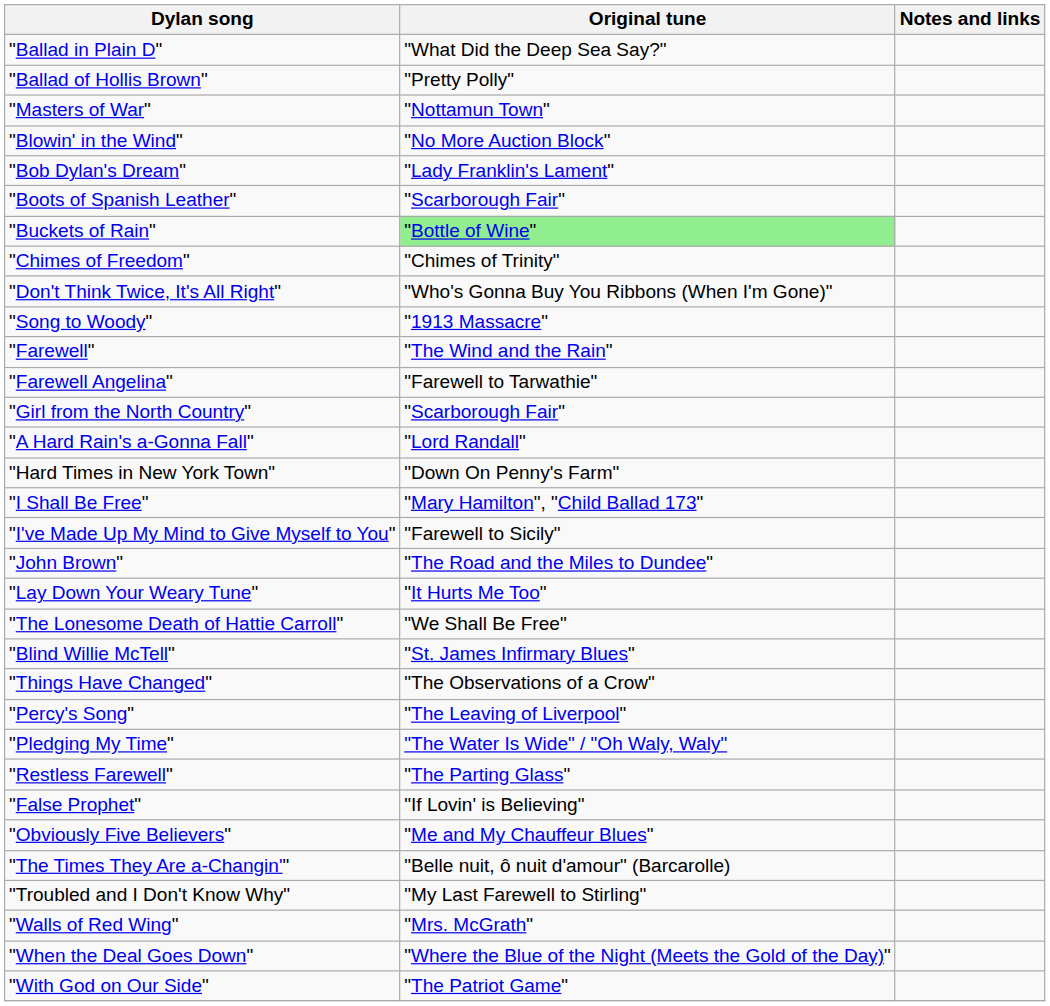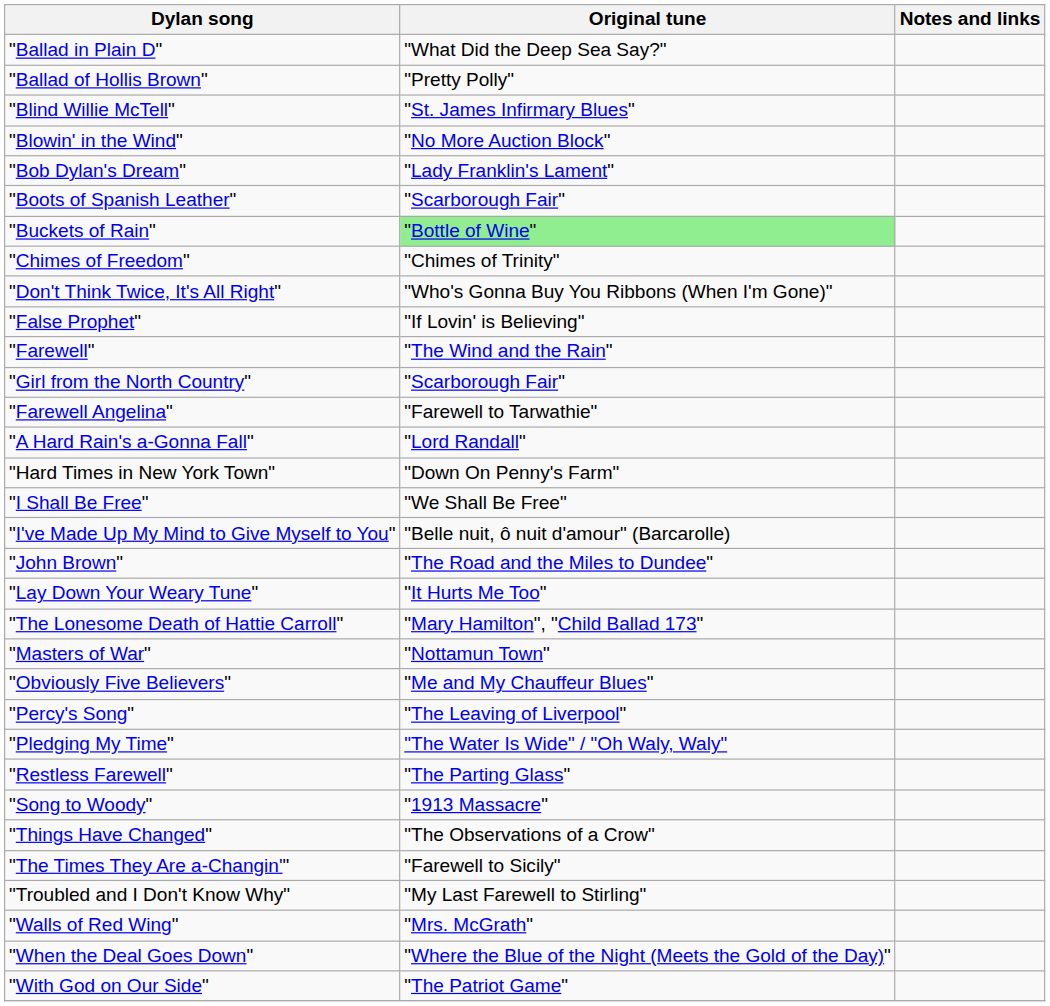rows swapped: (92, 653) <-> (80, 110)
rows swapped: (75, 804) <-> (81, 321)
rows swapped: (91, 381) <-> (130, 412)
(554, 502) "Mary Hamilton", "Child Ballad 173" -> (485, 502) "We Shall Be Free"
(482, 532) "Farewell to Sicily" -> (567, 532) "Belle nuit, ô nuit d'amour" (Barcarolle)
(485, 623) "We Shall Be Free" -> (554, 623) "Mary Hamilton", "Child Ballad 173"
rows swapped: (120, 834) <-> (110, 683)
(567, 865) "Belle nuit, ô nuit d'amour" (Barcarolle) -> (482, 865) "Farewell to Sicily"
